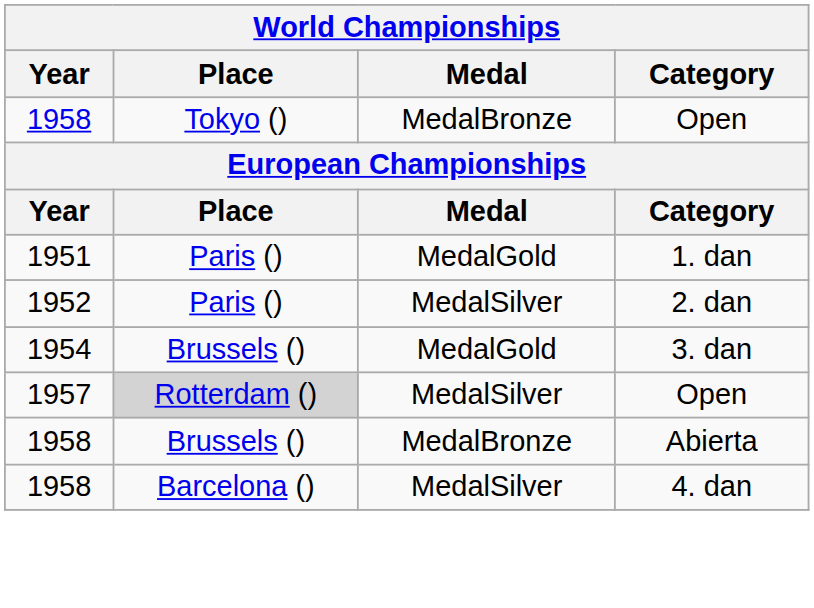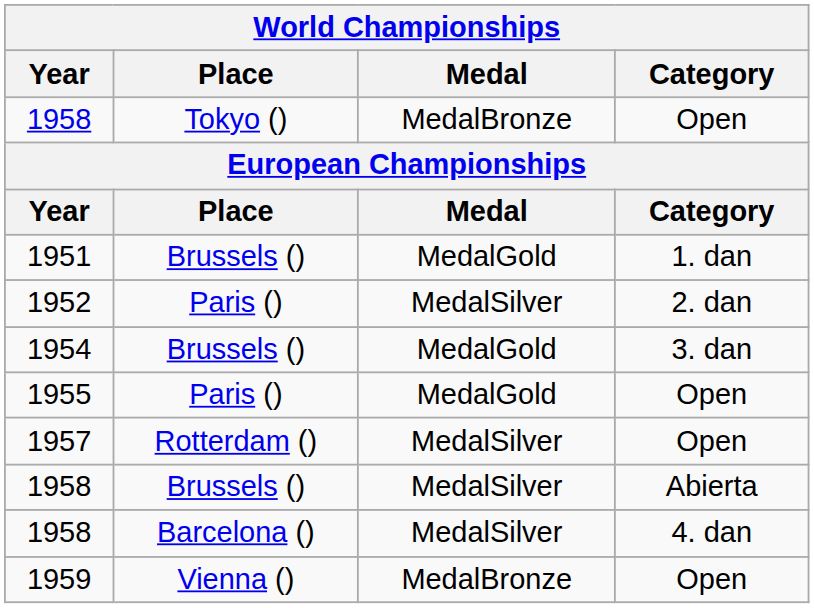(236, 257) Paris () -> (236, 257) Brussels ()
+ row: (59, 394)
(236, 394) lightgrey background -> (236, 440) no background
(487, 440) MedalBronze -> (487, 486) MedalSilver
+ row: (59, 578)
